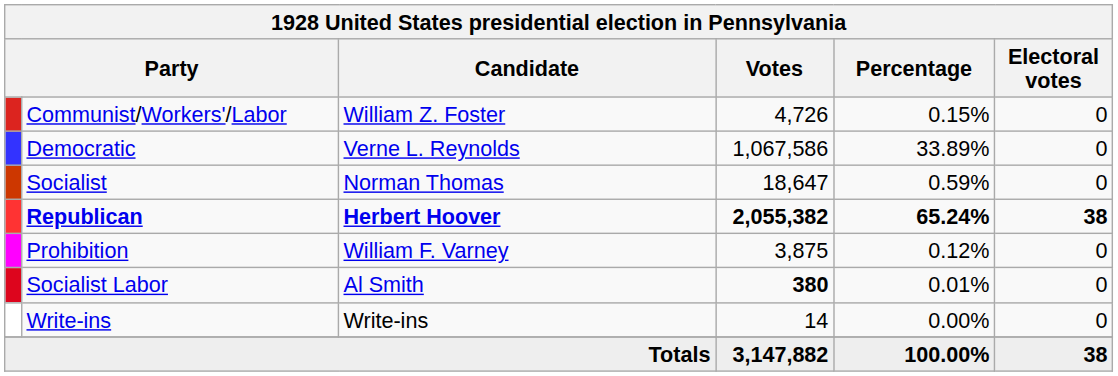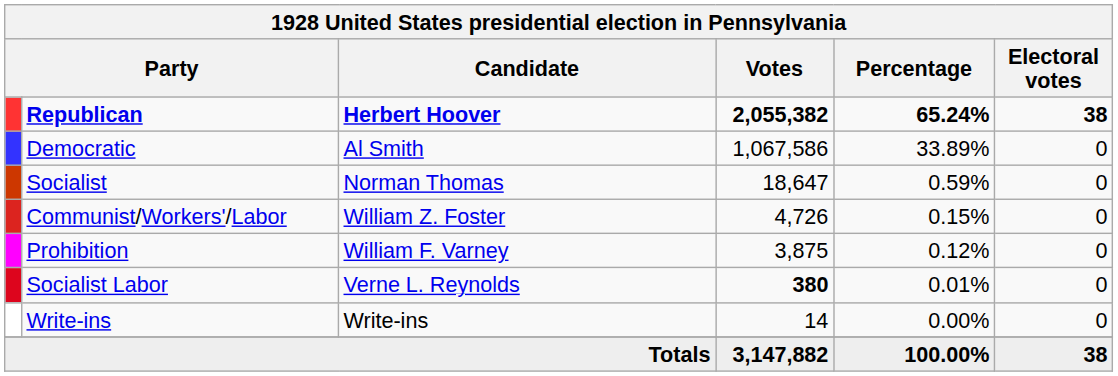rows swapped: (85, 217) <-> (157, 114)
(432, 149) Verne L. Reynolds -> (384, 149) Al Smith
(384, 285) Al Smith -> (432, 285) Verne L. Reynolds
